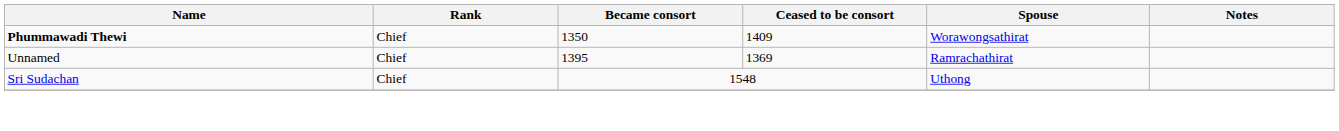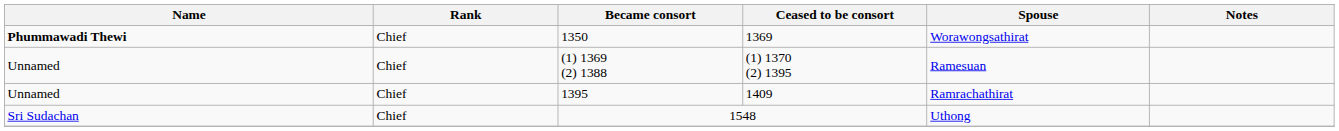(759, 36) 1409 -> (759, 36) 1369
+ row: (584, 65)
(759, 57) 1369 -> (759, 94) 1409
